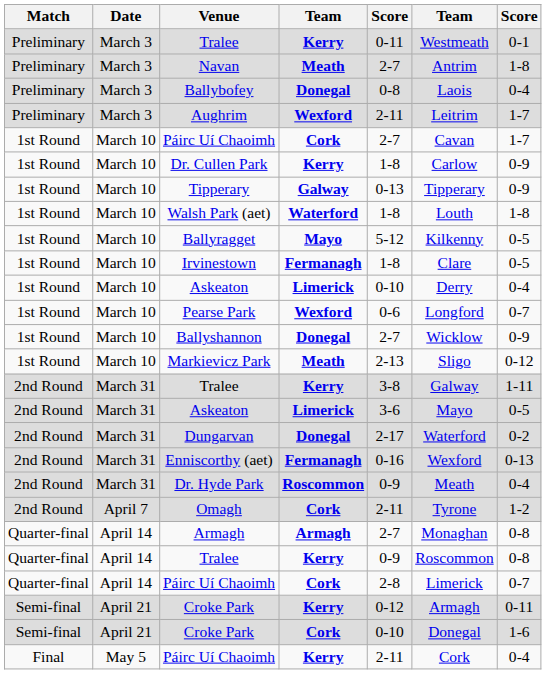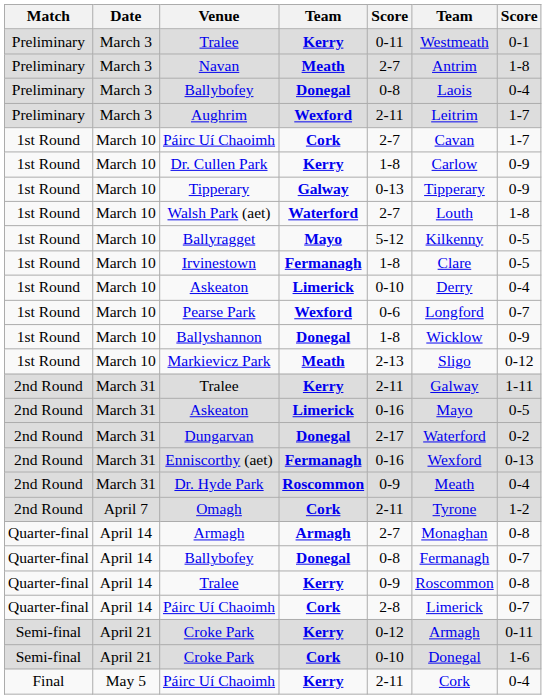(390, 213) 1-8 -> (390, 213) 2-7
(390, 336) 2-7 -> (390, 336) 1-8
(390, 386) 3-8 -> (390, 386) 2-11
(390, 410) 3-6 -> (390, 410) 0-16
+ row: (126, 558)
